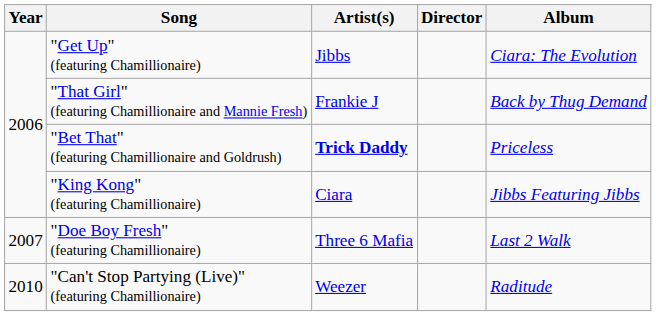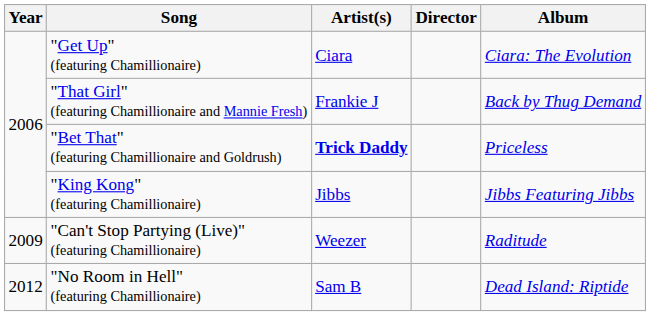(333, 54) Jibbs -> (334, 54) Ciara
(334, 194) Ciara -> (333, 194) Jibbs
- row: (126, 240)
(26, 286) 2010 -> (26, 240) 2009
+ row: (126, 286)
